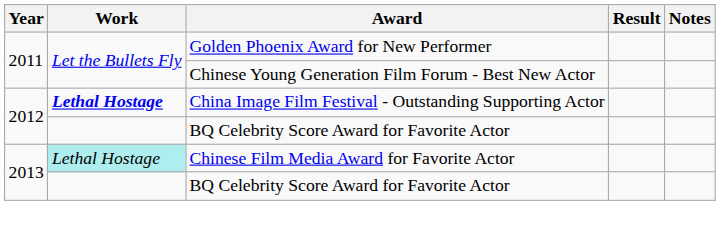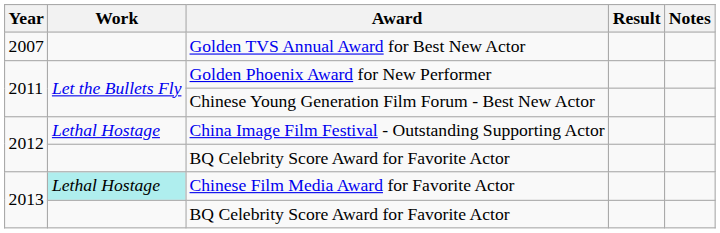+ row: (26, 46)
(107, 102) bold -> (106, 130) normal
